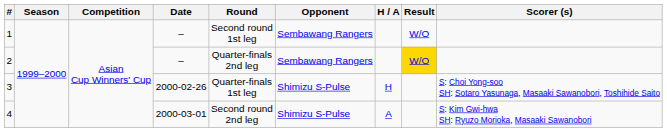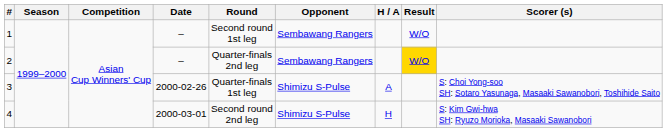(388, 87) H -> (388, 87) A
(388, 114) A -> (388, 114) H
